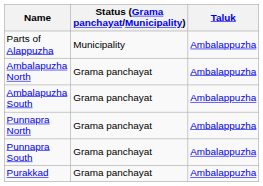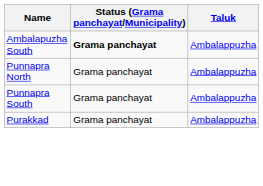- row: (30, 44)
- row: (37, 71)
(113, 98) normal -> (115, 44) bold
